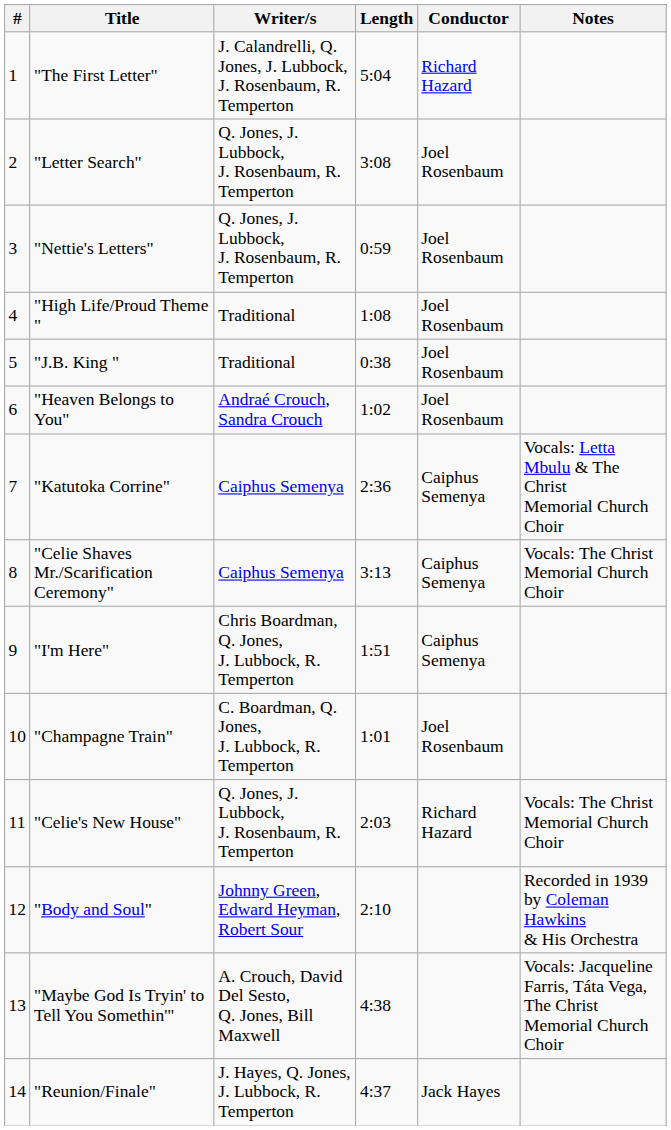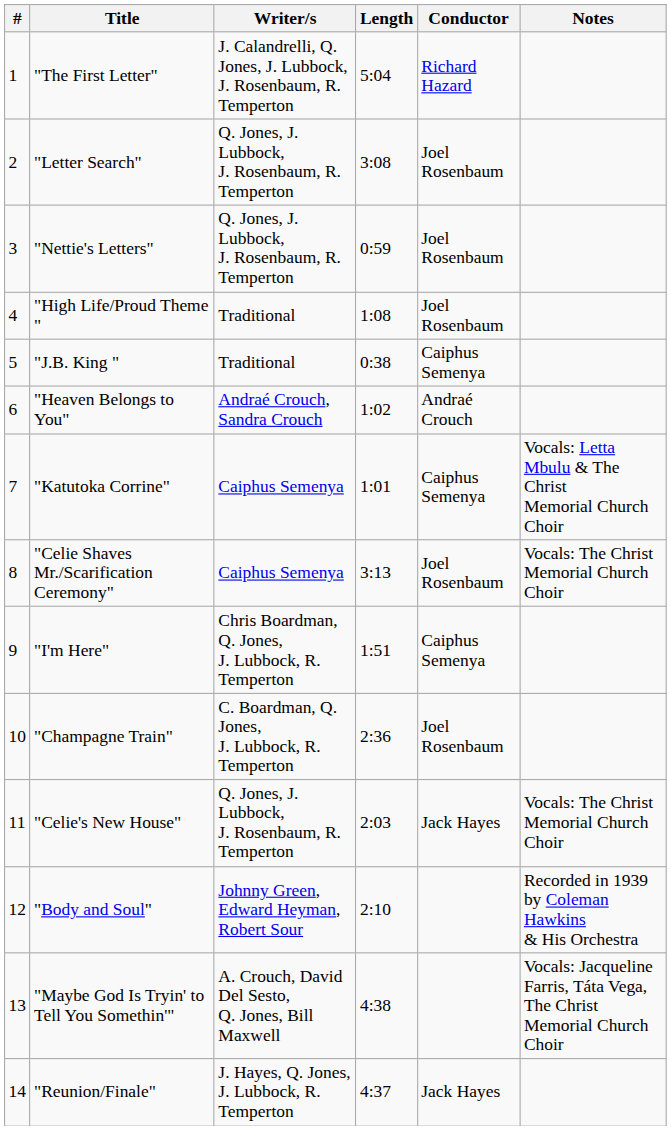(462, 362) Joel Rosenbaum -> (453, 362) Caiphus Semenya
(462, 409) Joel Rosenbaum -> (447, 409) Andraé Crouch
(375, 486) 2:36 -> (375, 486) 1:01
(453, 573) Caiphus Semenya -> (462, 573) Joel Rosenbaum
(375, 736) 1:01 -> (375, 736) 2:36
(449, 822) Richard Hazard -> (461, 822) Jack Hayes
